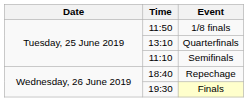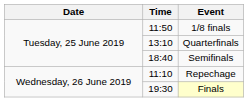(160, 58) 11:10 -> (160, 58) 18:40
(160, 74) 18:40 -> (160, 74) 11:10
